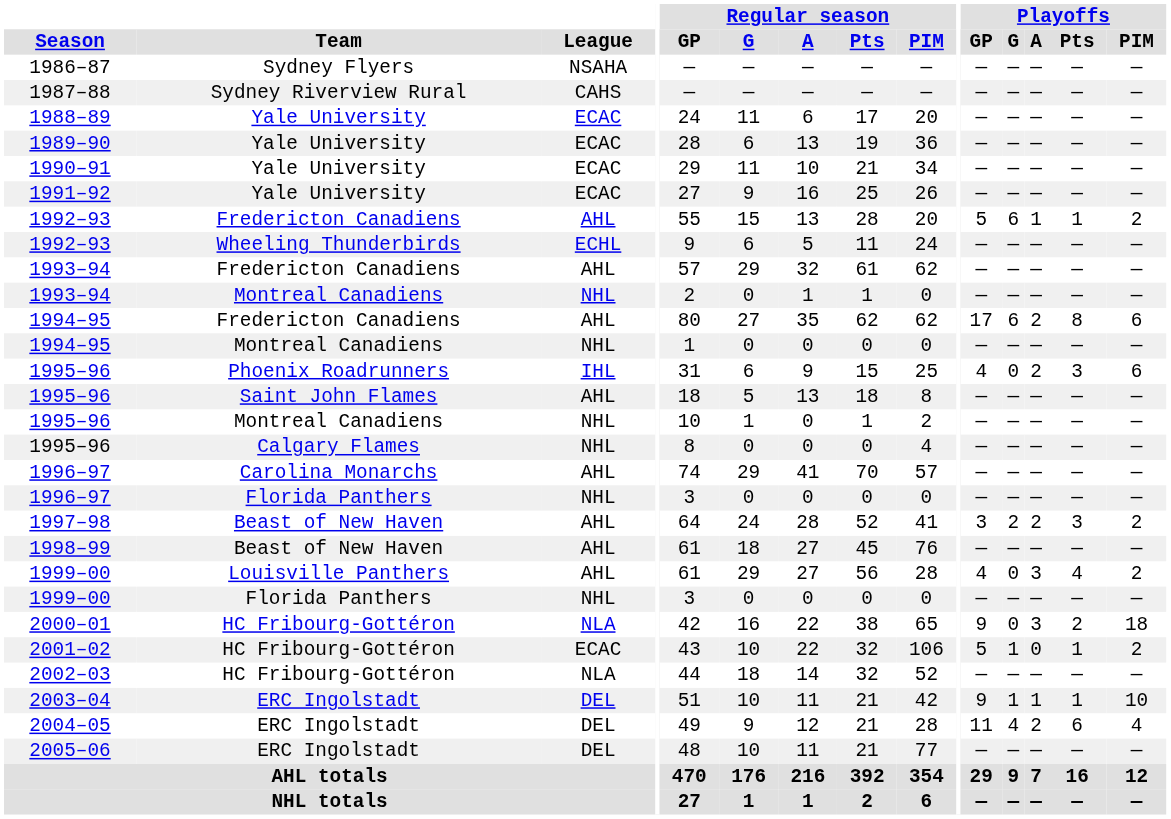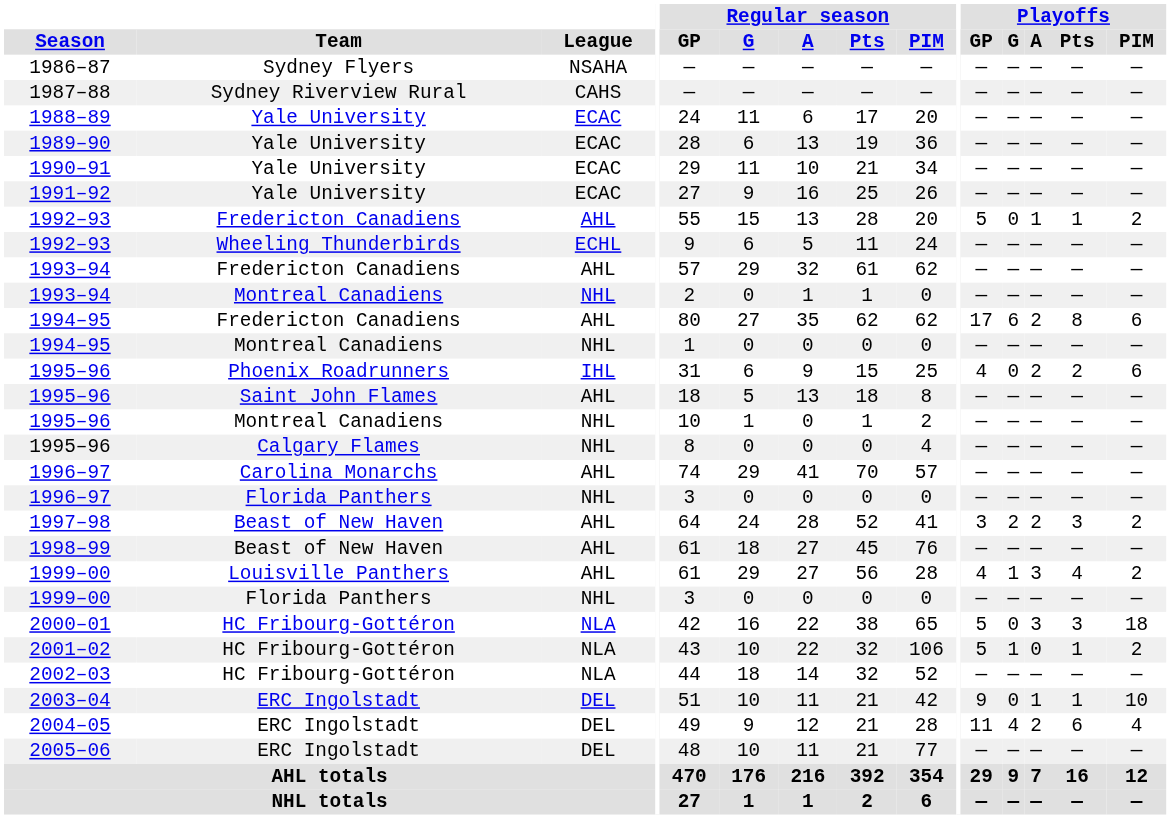(1013, 219) 6 -> (1013, 219) 0
(1077, 371) 3 -> (1077, 371) 2
(1013, 574) 0 -> (1013, 574) 1
(981, 625) 9 -> (981, 625) 5
(1077, 625) 2 -> (1077, 625) 3
(598, 650) ECAC -> (598, 650) NLA
(1013, 701) 1 -> (1013, 701) 0
